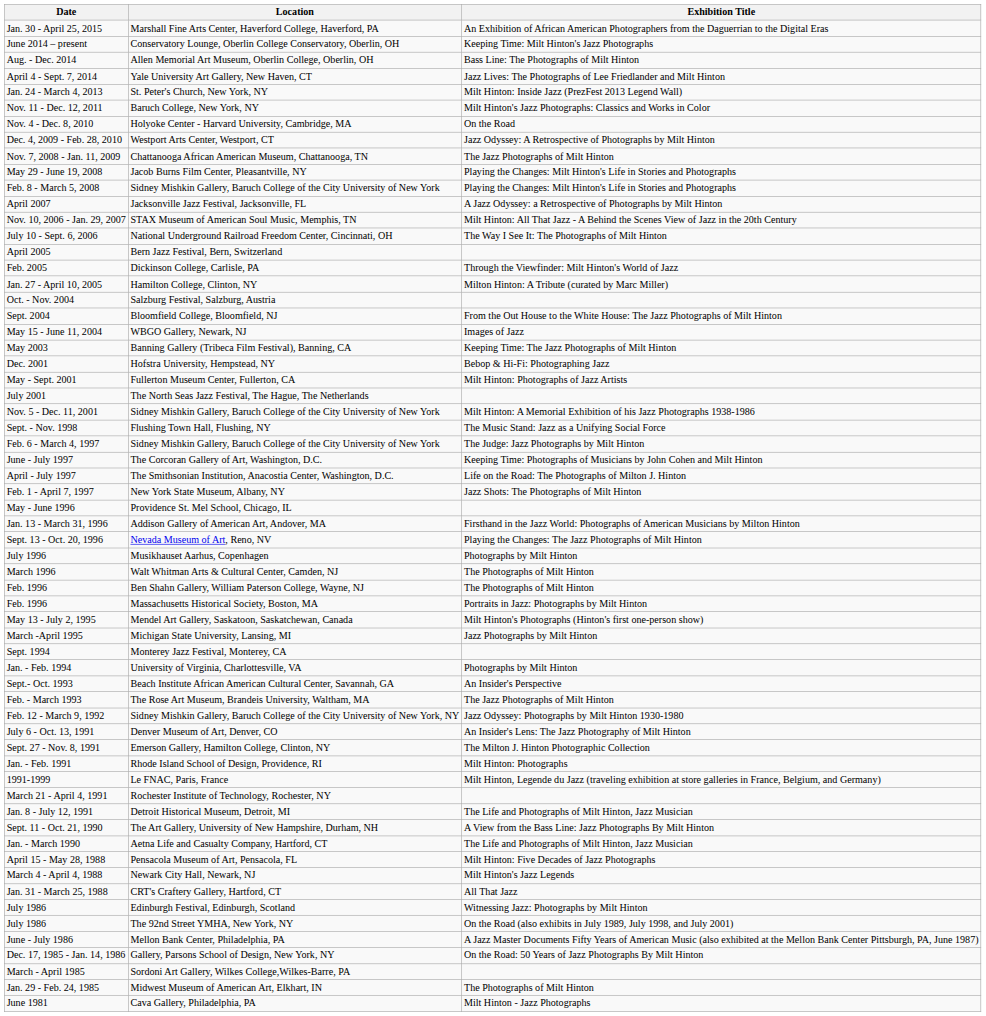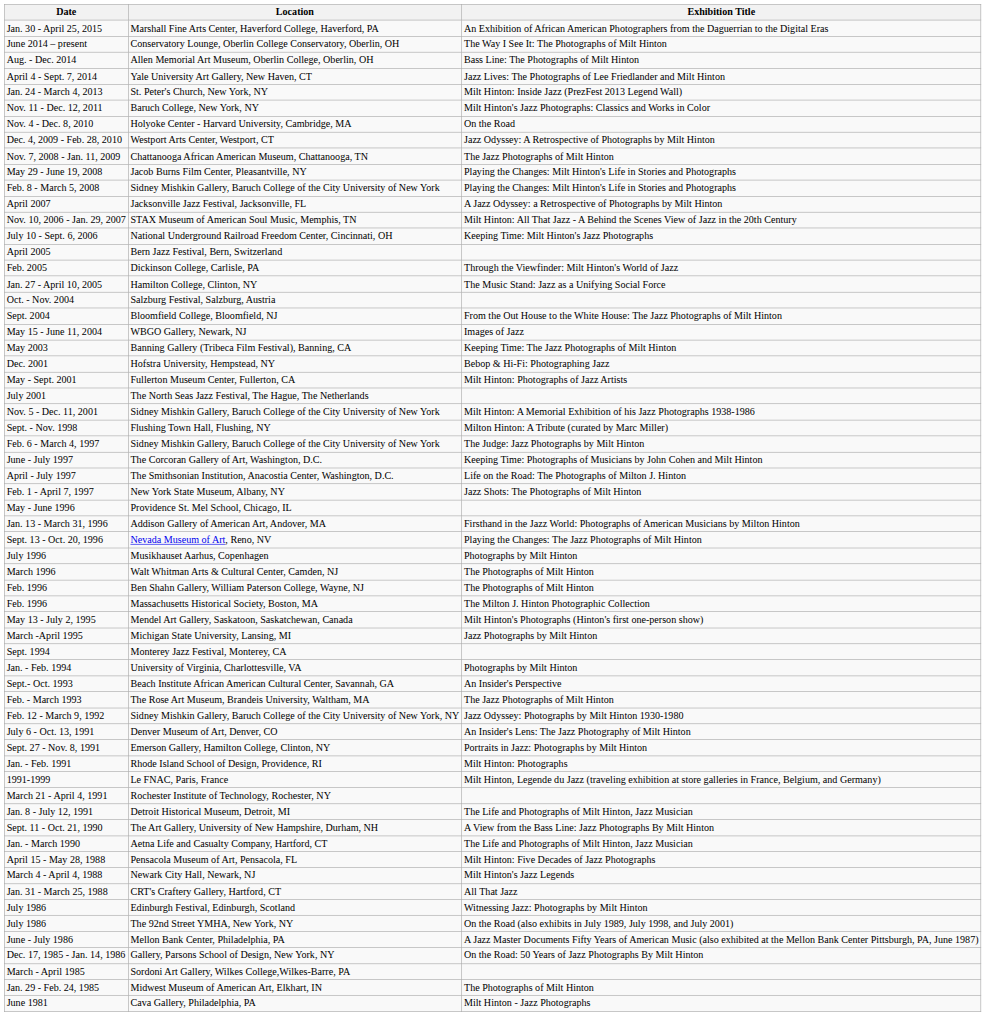(559, 44) Keeping Time: Milt Hinton's Jazz Photographs -> (565, 44) The Way I See It: The Photographs of Milt Hinton
(565, 236) The Way I See It: The Photographs of Milt Hinton -> (559, 236) Keeping Time: Milt Hinton's Jazz Photographs
(566, 284) Milton Hinton: A Tribute (curated by Marc Miller) -> (565, 284) The Music Stand: Jazz as a Unifying Social Force
(565, 428) The Music Stand: Jazz as a Unifying Social Force -> (566, 428) Milton Hinton: A Tribute (curated by Marc Miller)
(556, 603) Portraits in Jazz: Photographs by Milt Hinton -> (557, 603) The Milton J. Hinton Photographic Collection
(557, 747) The Milton J. Hinton Photographic Collection -> (556, 747) Portraits in Jazz: Photographs by Milt Hinton
